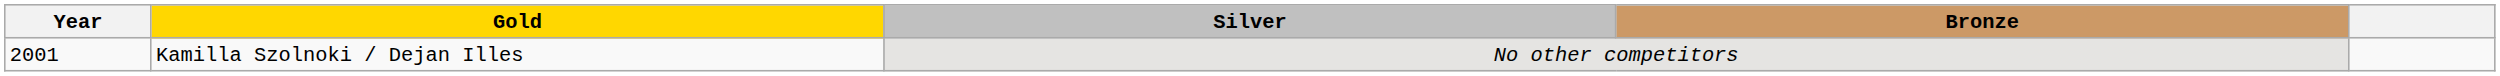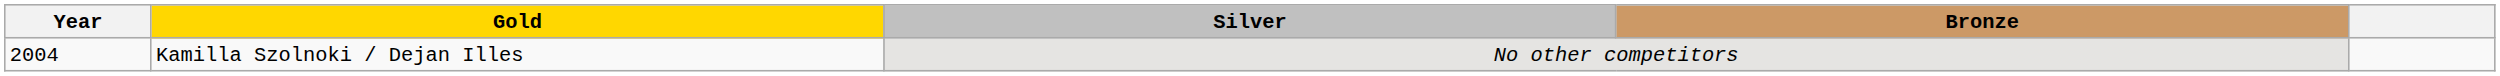(34, 55) 2001 -> (34, 55) 2004
